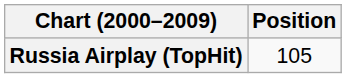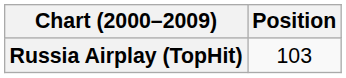(294, 55) 105 -> (294, 55) 103
